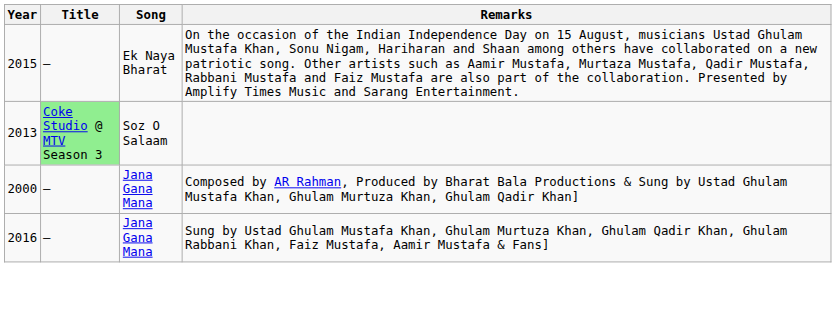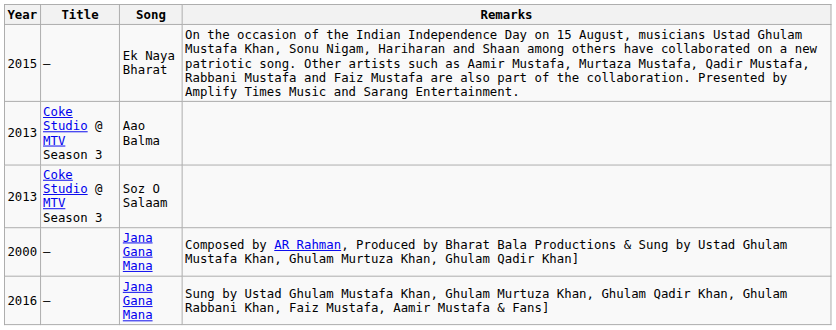+ row: (22, 133)
(73, 133) lightgreen background -> (73, 196) no background
